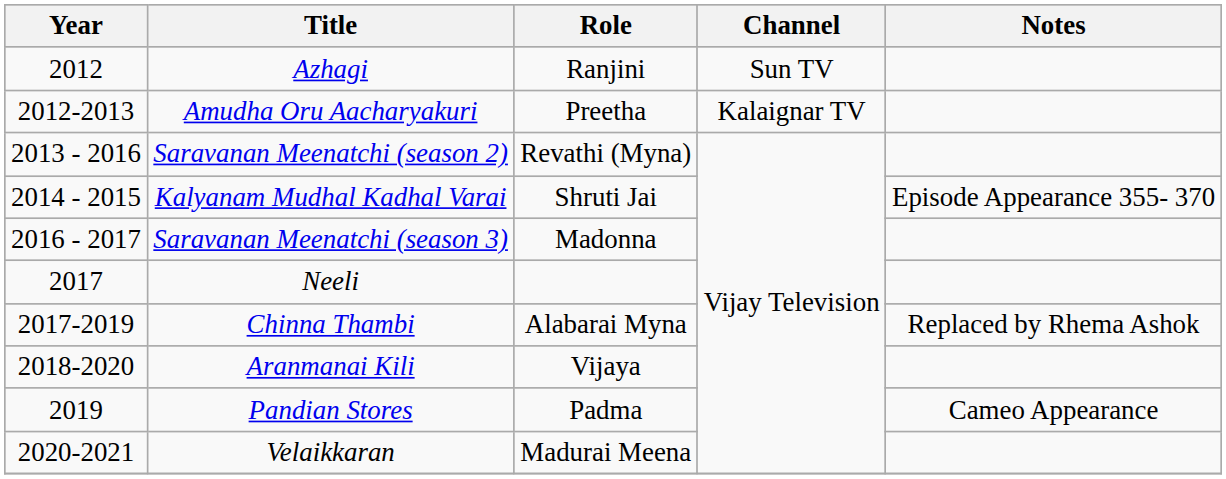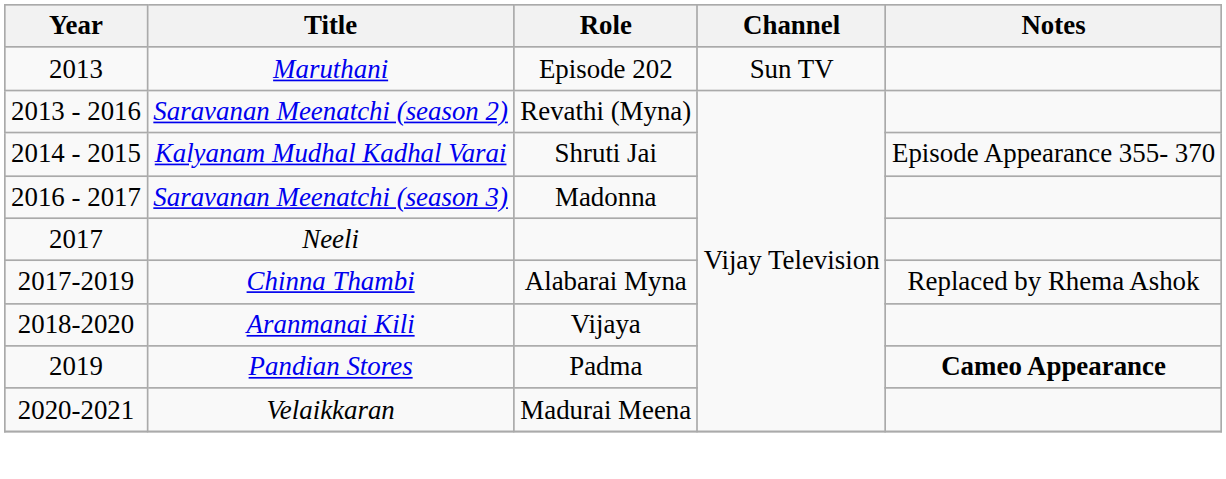- row: (331, 68)
- row: (331, 111)
+ row: (331, 68)
(1054, 409) normal -> (1054, 366) bold
